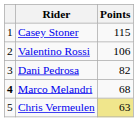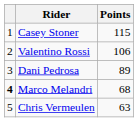(125, 70) 82 -> (125, 70) 89
(125, 108) khaki background -> (125, 108) no background
